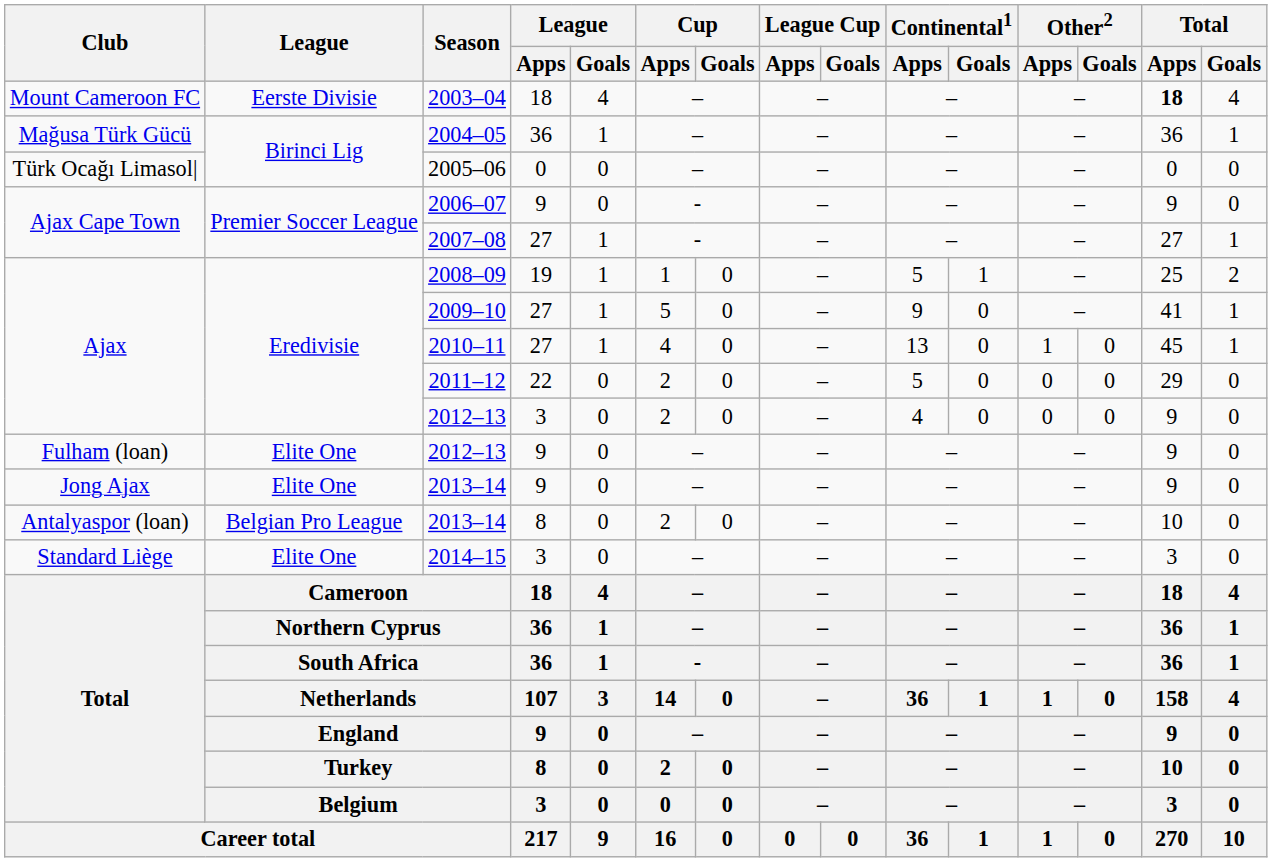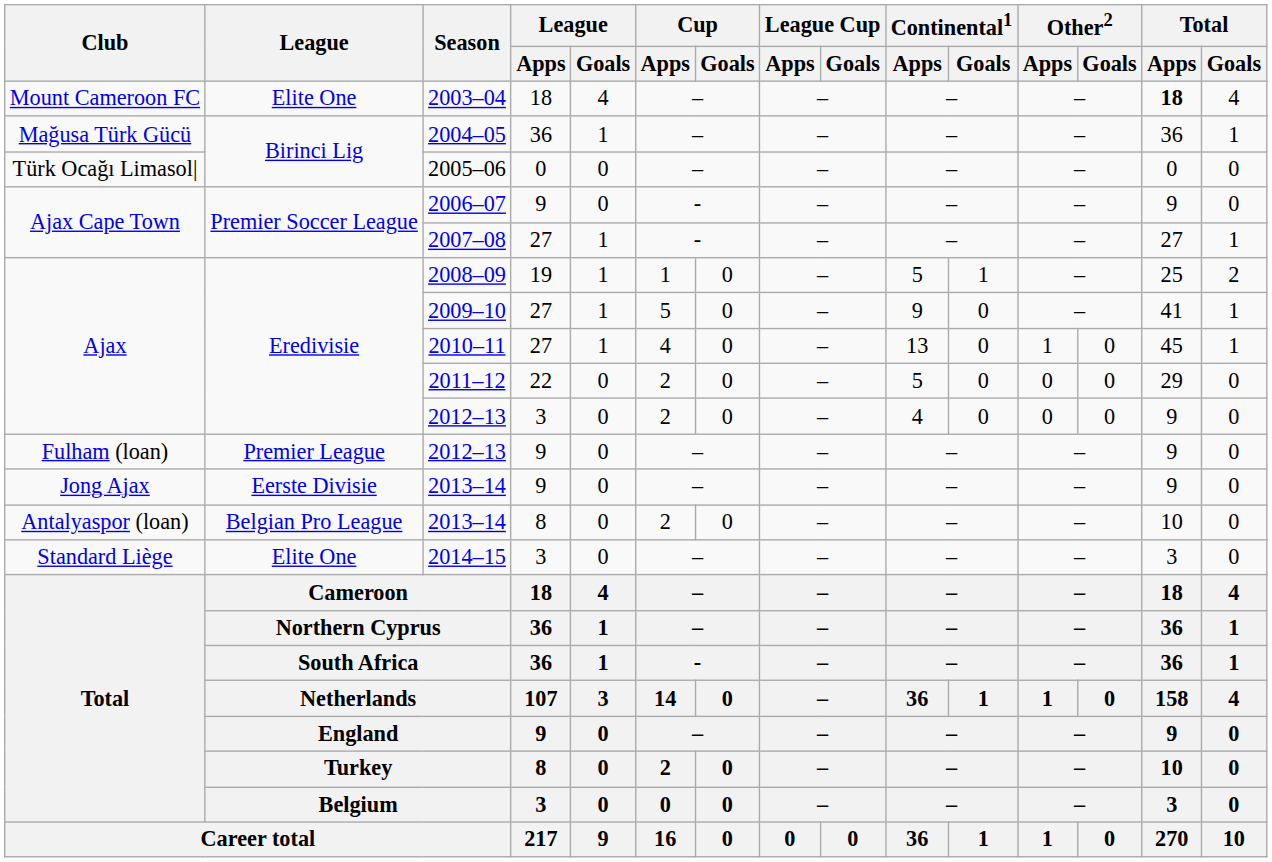(314, 98) Eerste Divisie -> (314, 98) Elite One
(314, 451) Elite One -> (314, 451) Premier League
(314, 486) Elite One -> (314, 486) Eerste Divisie
